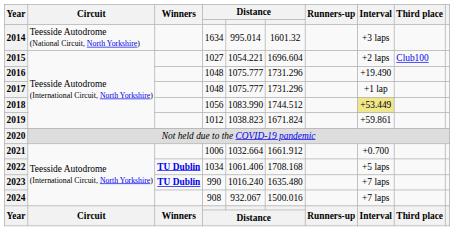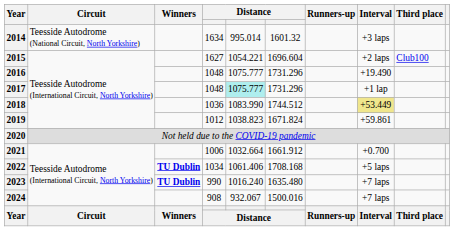(214, 58) 1027 -> (214, 58) 1627
(246, 89) no background -> (246, 89) paleturquoise background
(214, 104) 1056 -> (214, 104) 1036
